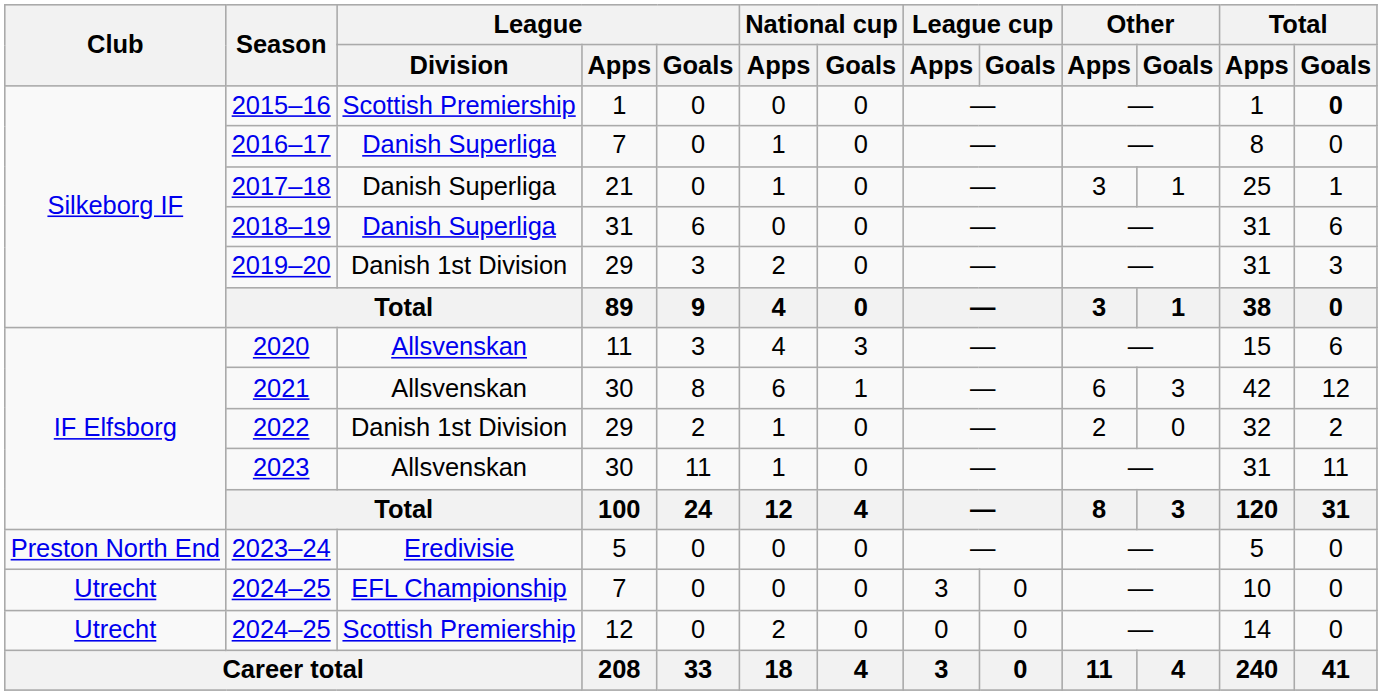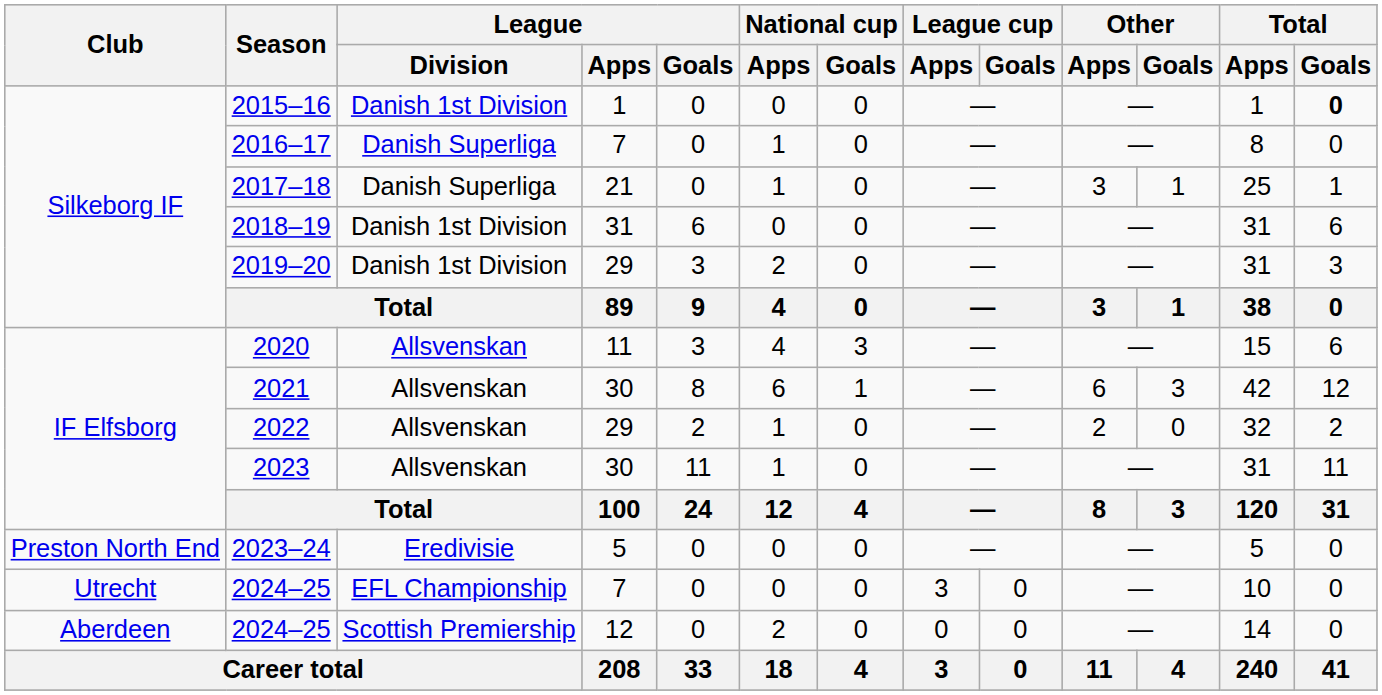(459, 105) Scottish Premiership -> (459, 105) Danish 1st Division
(459, 226) Danish Superliga -> (459, 226) Danish 1st Division
(459, 428) Danish 1st Division -> (459, 428) Allsvenskan
(115, 629) Utrecht -> (115, 629) Aberdeen
